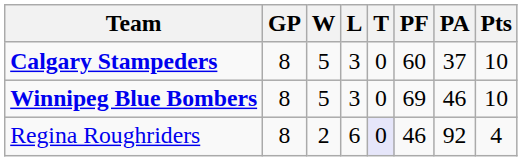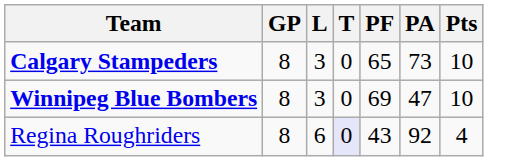- column: (324, 23)
(414, 60) 60 -> (380, 60) 65
(455, 60) 37 -> (420, 60) 73
(455, 98) 46 -> (420, 98) 47
(414, 135) 46 -> (380, 135) 43
